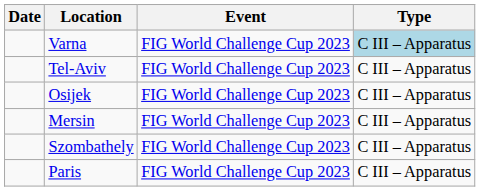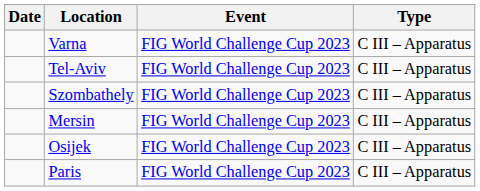(414, 43) lightblue background -> (414, 43) no background
rows swapped: (70, 95) <-> (91, 146)
